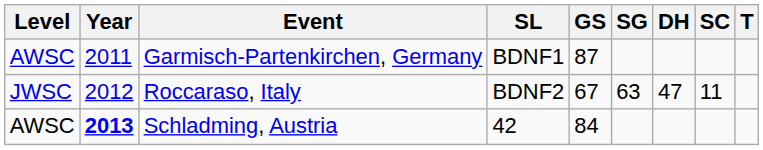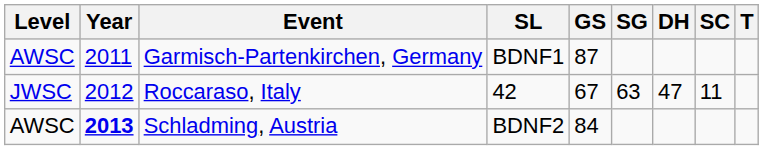(528, 91) BDNF2 -> (505, 91) 42
(505, 126) 42 -> (528, 126) BDNF2
